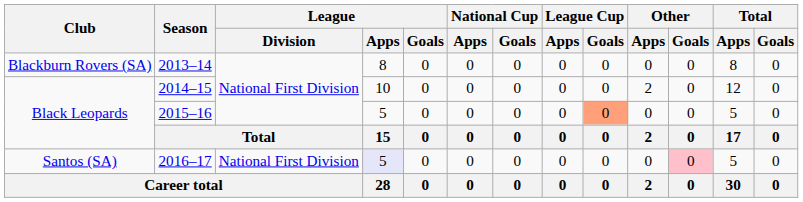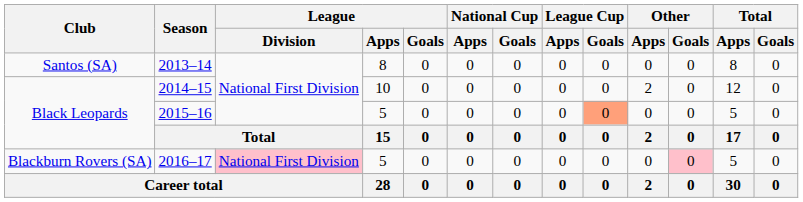(80, 64) Blackburn Rovers (SA) -> (80, 64) Santos (SA)
(80, 161) Santos (SA) -> (80, 161) Blackburn Rovers (SA)
(289, 161) no background -> (289, 161) pink background
(383, 161) lavender background -> (383, 161) no background
